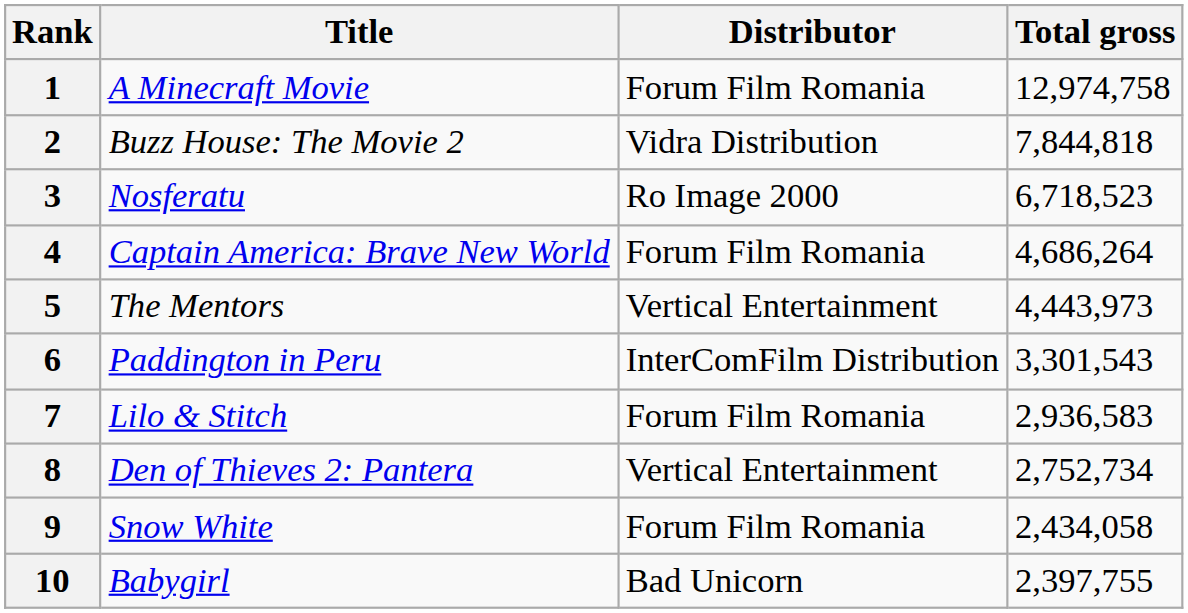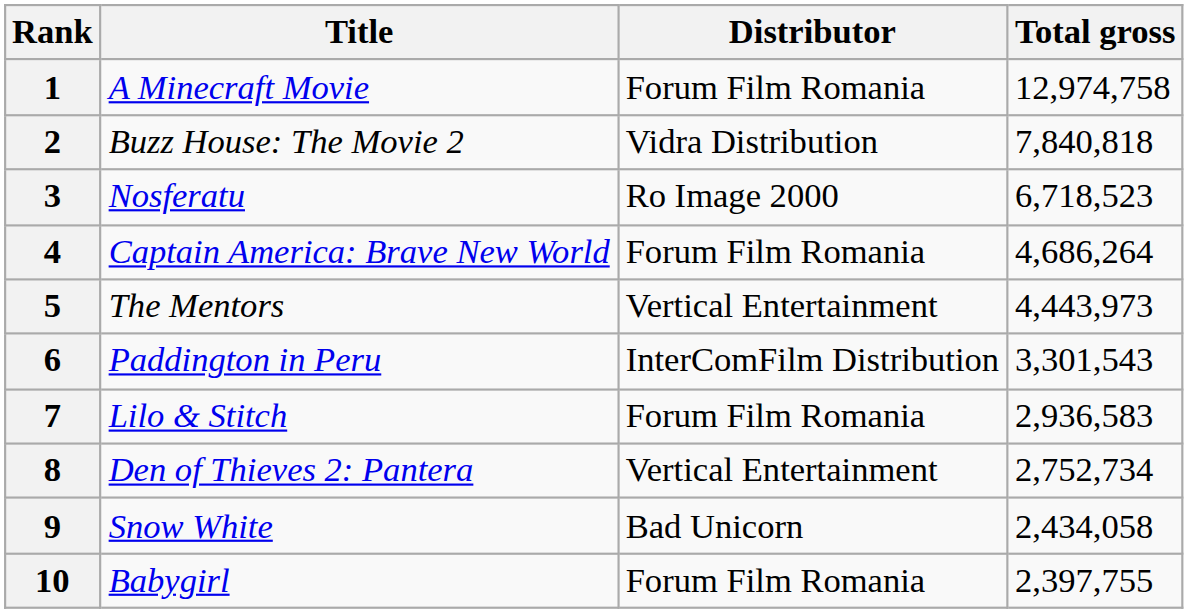(1084, 141) 7,844,818 -> (1084, 141) 7,840,818
(775, 525) Forum Film Romania -> (714, 525) Bad Unicorn
(714, 580) Bad Unicorn -> (775, 580) Forum Film Romania
